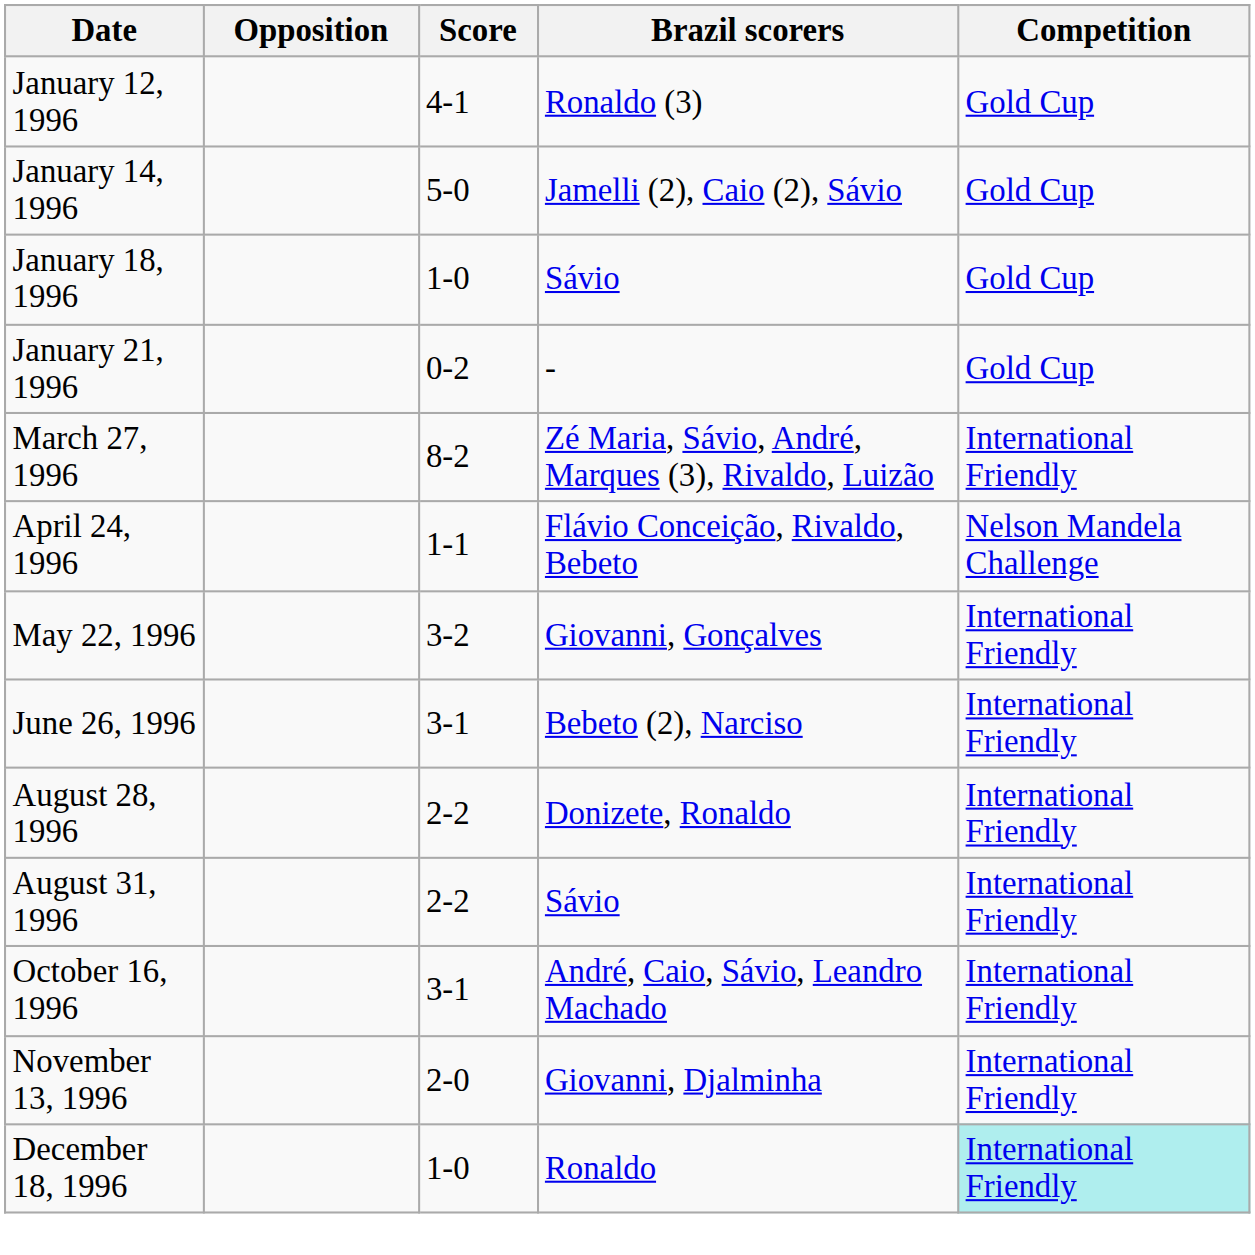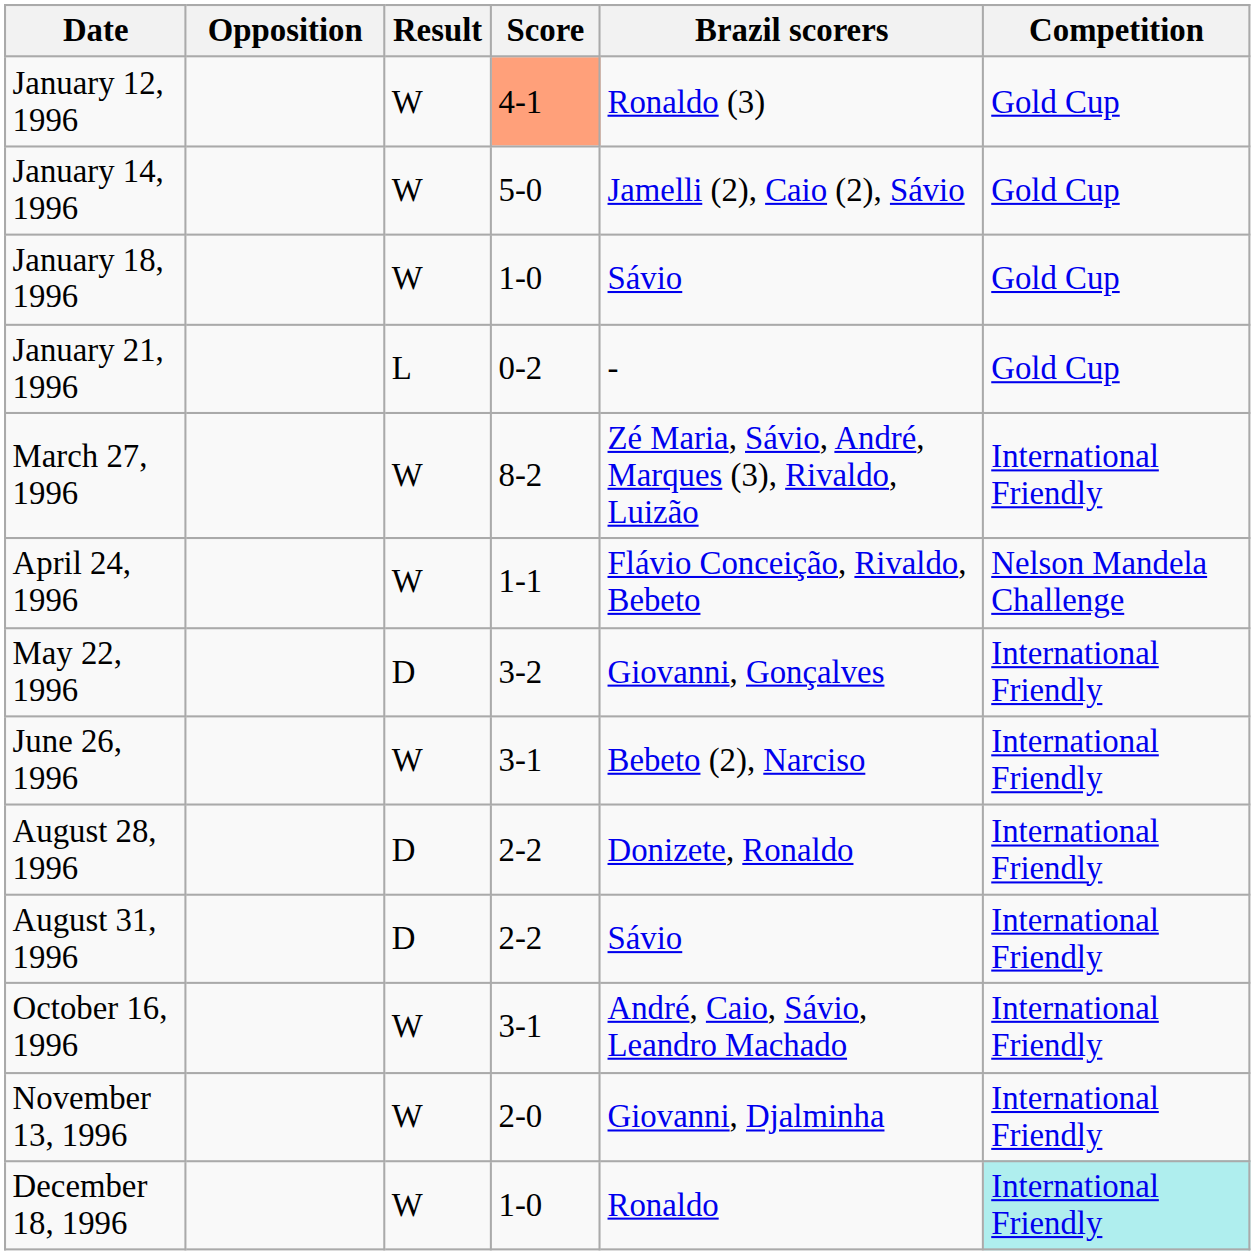+ column: (438, 30)
(448, 100) no background -> (520, 100) lightsalmon background
